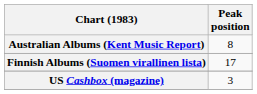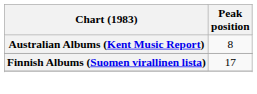- row: (106, 80)
